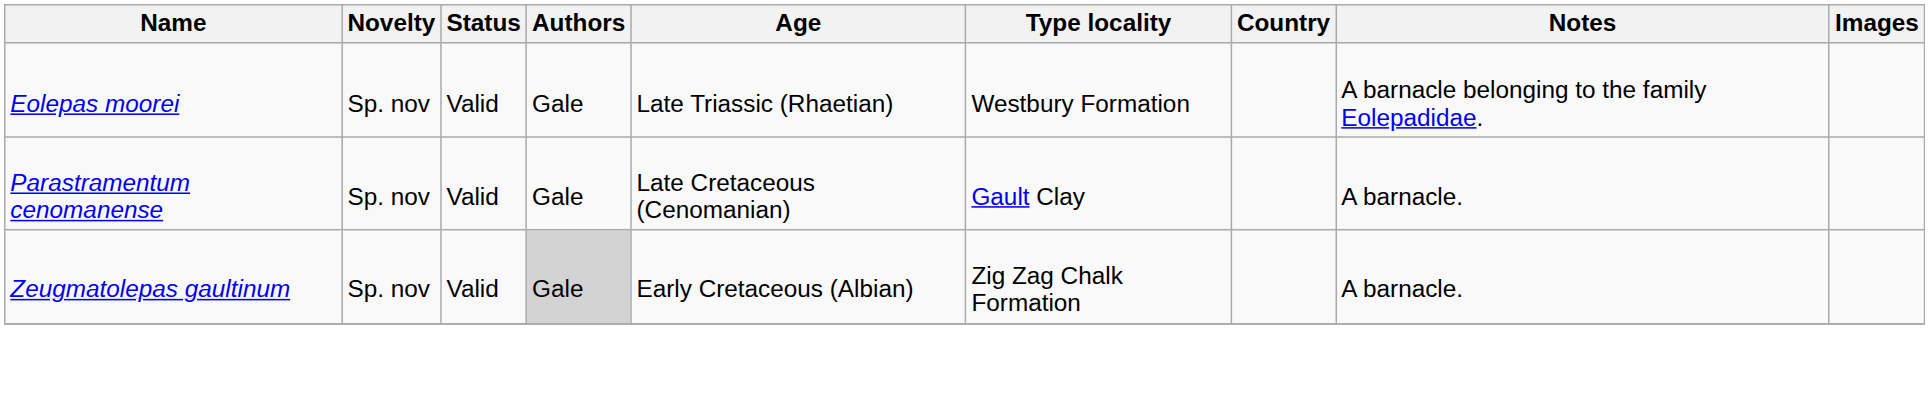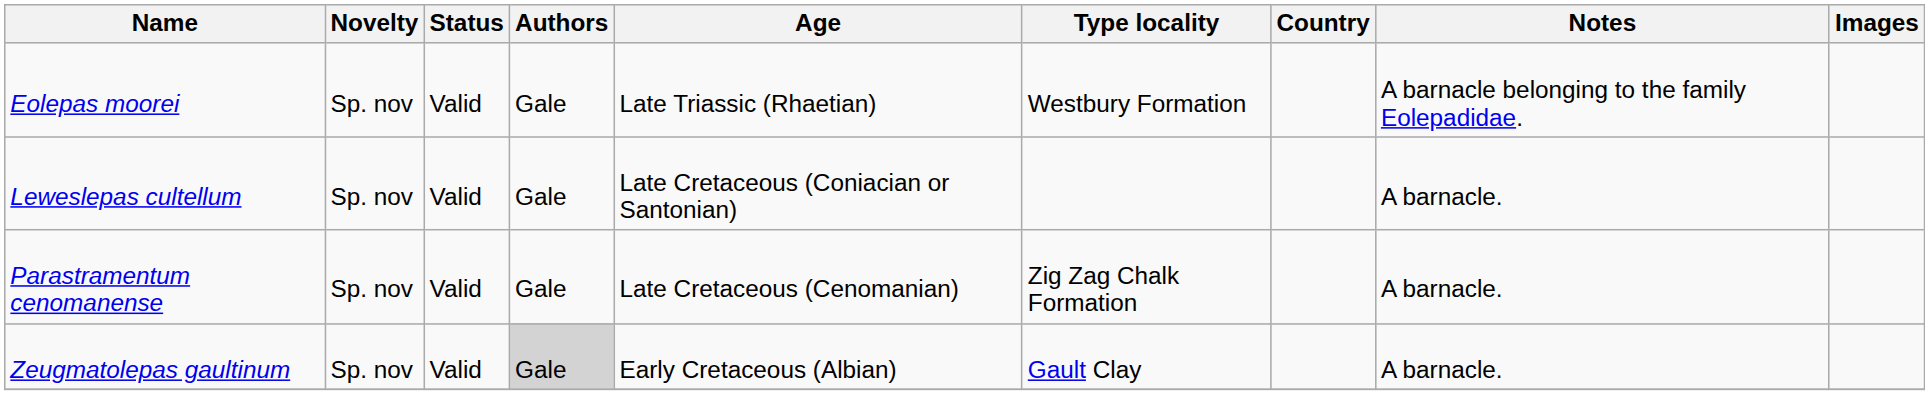+ row: (126, 196)
(1028, 196) Gault Clay -> (1103, 289) Zig Zag Chalk Formation
(1047, 289) Zig Zag Chalk Formation -> (1085, 369) Gault Clay
